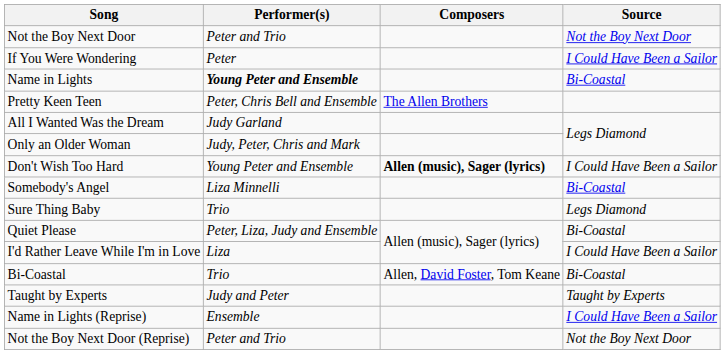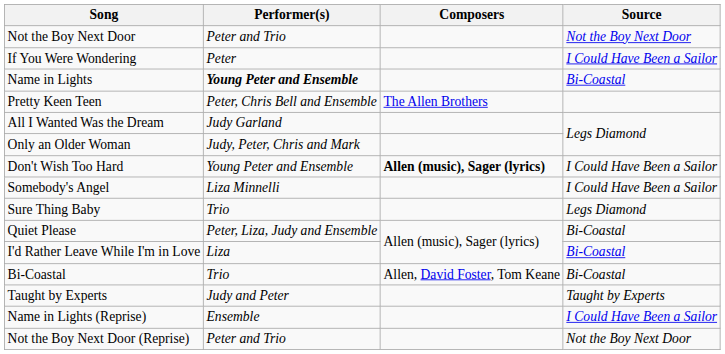(596, 187) Bi-Coastal -> (642, 187) I Could Have Been a Sailor
(642, 252) I Could Have Been a Sailor -> (596, 252) Bi-Coastal
